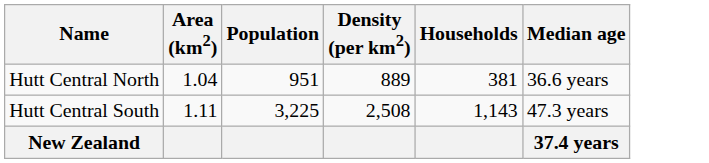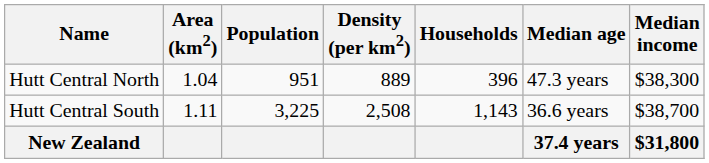+ column: (667, 34)
(503, 79) 381 -> (503, 79) 396
(568, 79) 36.6 years -> (568, 79) 47.3 years
(568, 110) 47.3 years -> (568, 110) 36.6 years
